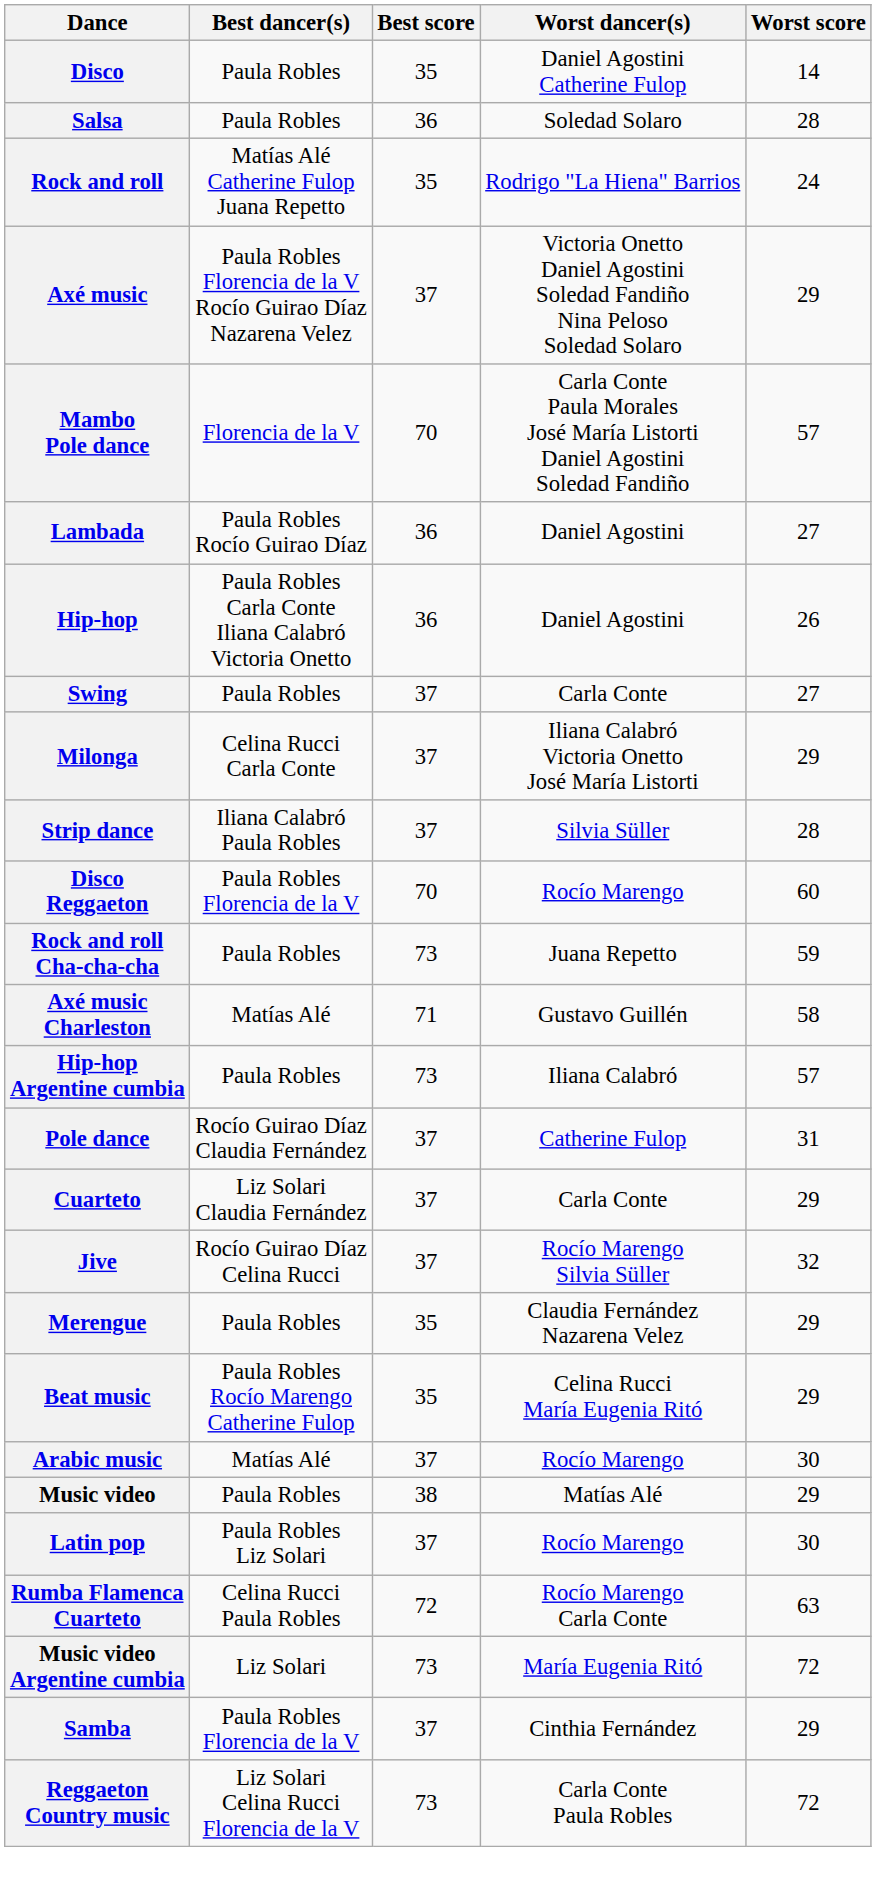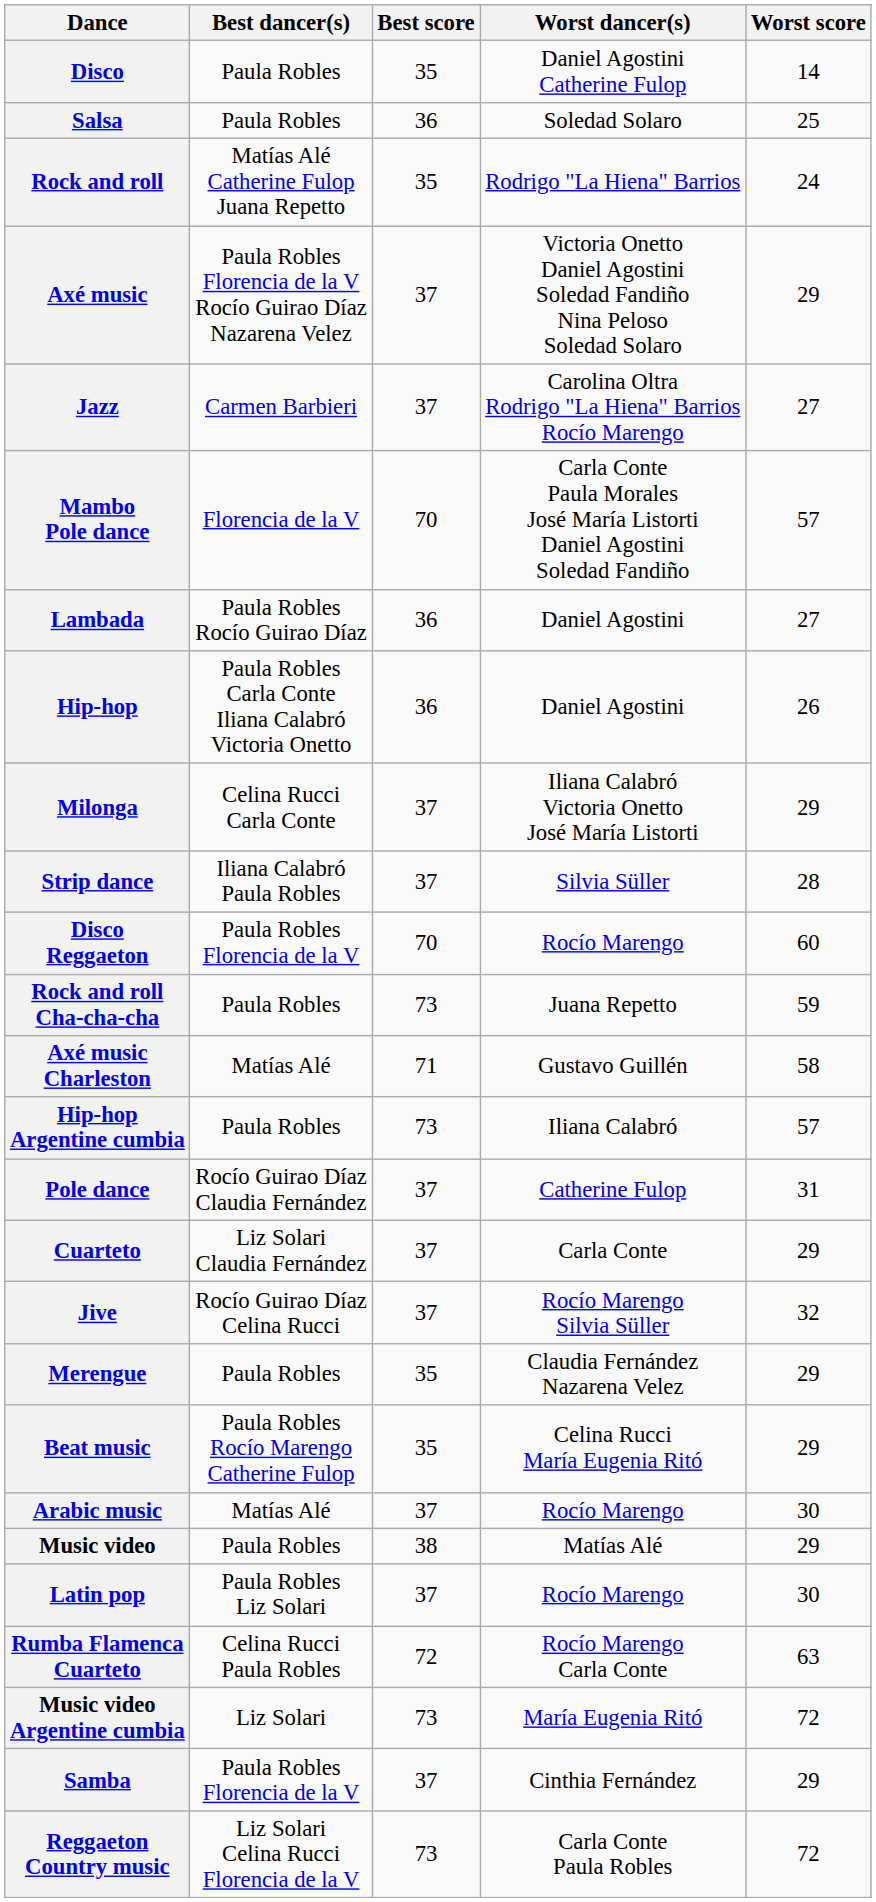(808, 120) 28 -> (808, 120) 25
+ row: (97, 407)
- row: (97, 694)
